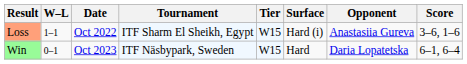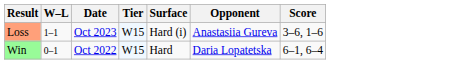- column: (188, 13)
(95, 31) Oct 2022 -> (95, 31) Oct 2023
(95, 50) Oct 2023 -> (95, 50) Oct 2022
